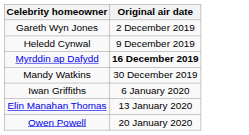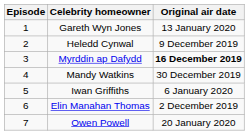+ column: (26, 12)
(155, 28) 2 December 2019 -> (198, 28) 13 January 2020
(155, 106) 13 January 2020 -> (198, 106) 2 December 2019
